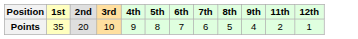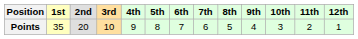+ column: (280, 11)
